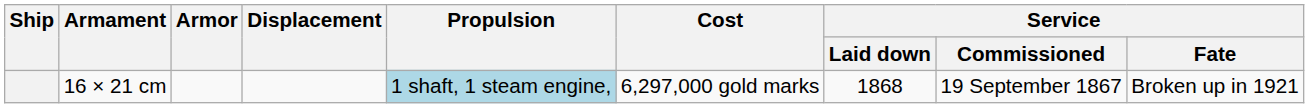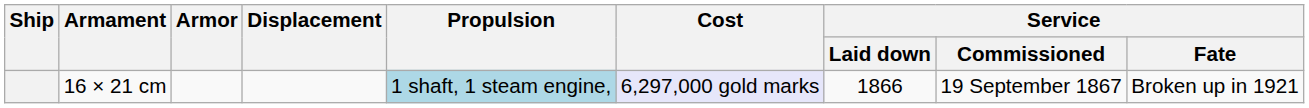(720, 86) no background -> (720, 86) lavender background
(880, 86) 1868 -> (880, 86) 1866
